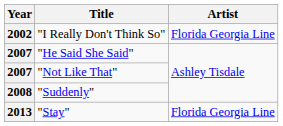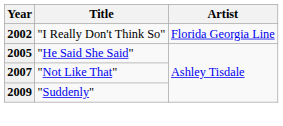(20, 53) 2007 -> (20, 53) 2005
(20, 92) 2008 -> (20, 92) 2009
- row: (54, 111)
